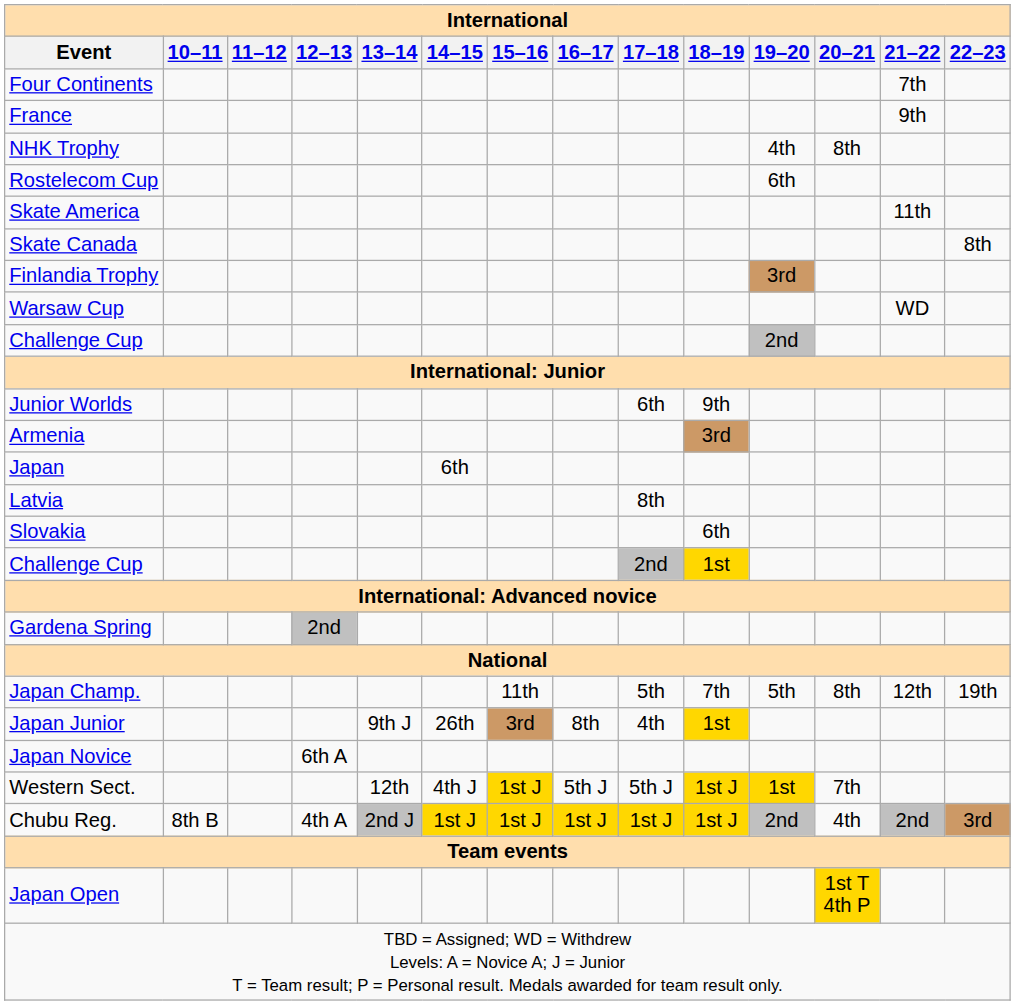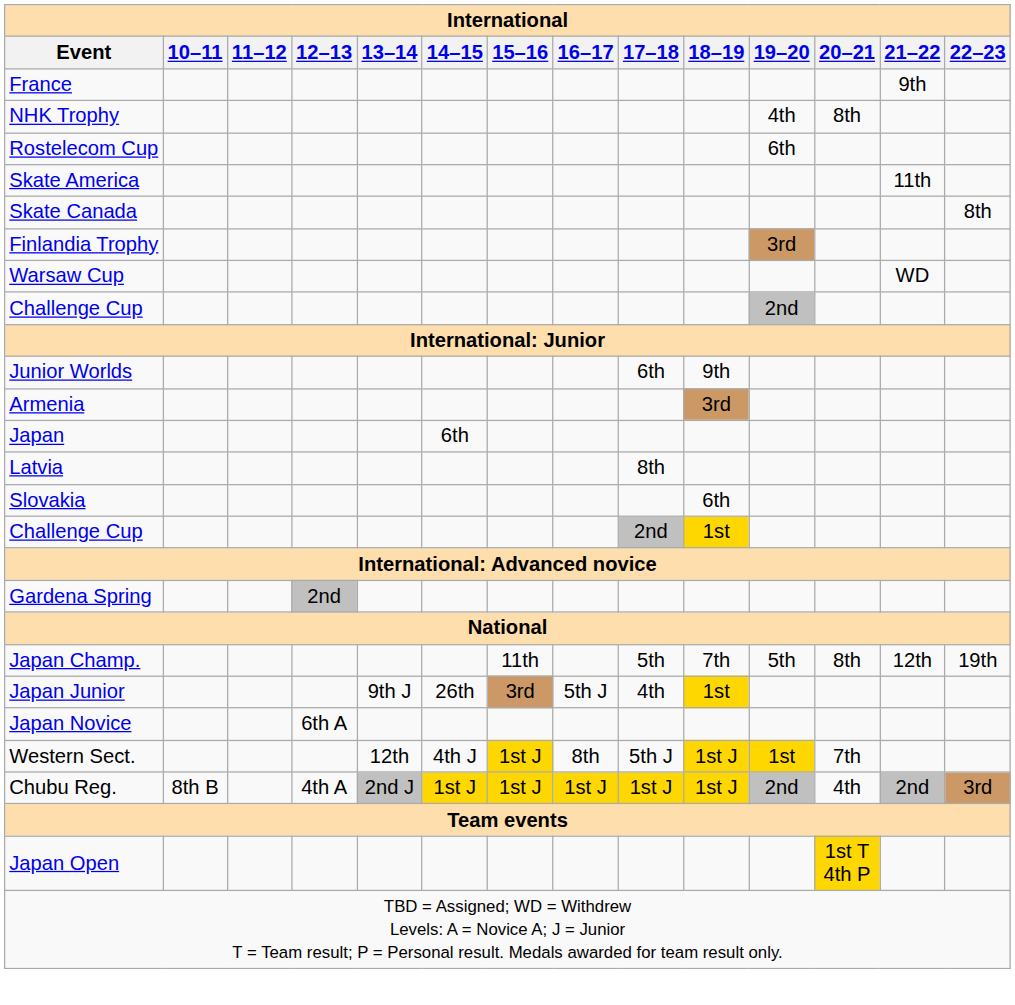- row: (81, 84)
(586, 723) 8th -> (586, 691) 5th J
(586, 787) 5th J -> (586, 755) 8th
